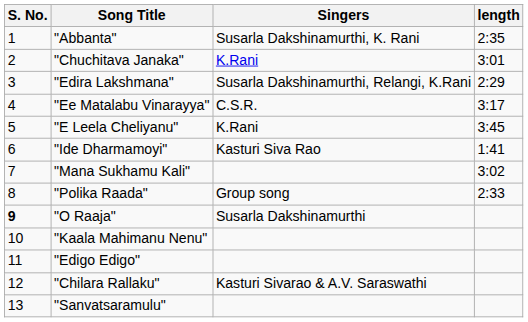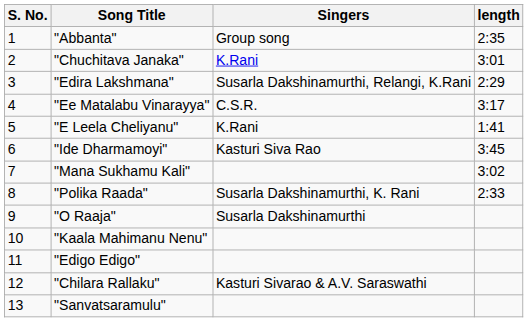(318, 37) Susarla Dakshinamurthi, K. Rani -> (253, 37) Group song
(491, 127) 3:45 -> (491, 127) 1:41
(491, 149) 1:41 -> (491, 149) 3:45
(253, 194) Group song -> (318, 194) Susarla Dakshinamurthi, K. Rani
(12, 216) bold -> (12, 216) normal
